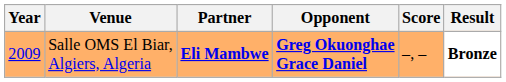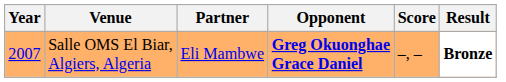(24, 54) 2009 -> (24, 54) 2007
(225, 54) bold -> (222, 54) normal
